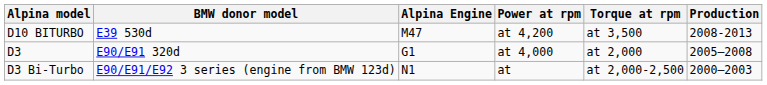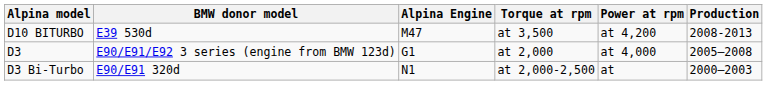columns swapped: (539, 14) <-> (635, 14)
(138, 52) E90/E91 320d -> (246, 52) E90/E91/E92 3 series (engine from BMW 123d)
(246, 70) E90/E91/E92 3 series (engine from BMW 123d) -> (138, 70) E90/E91 320d
